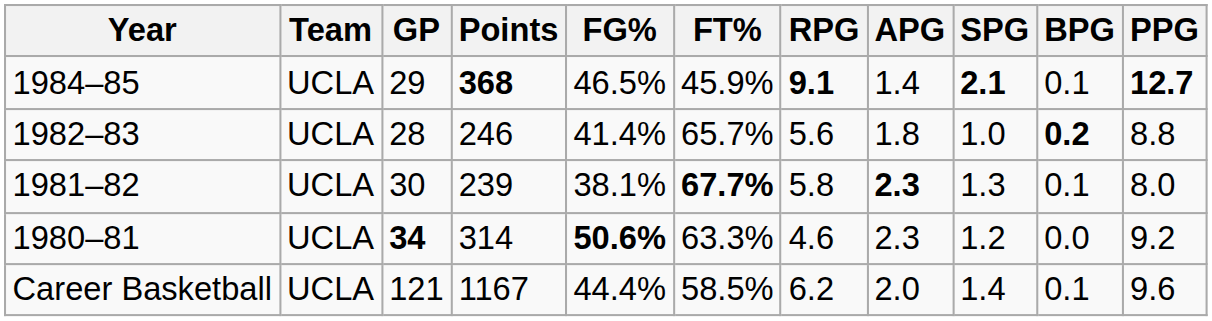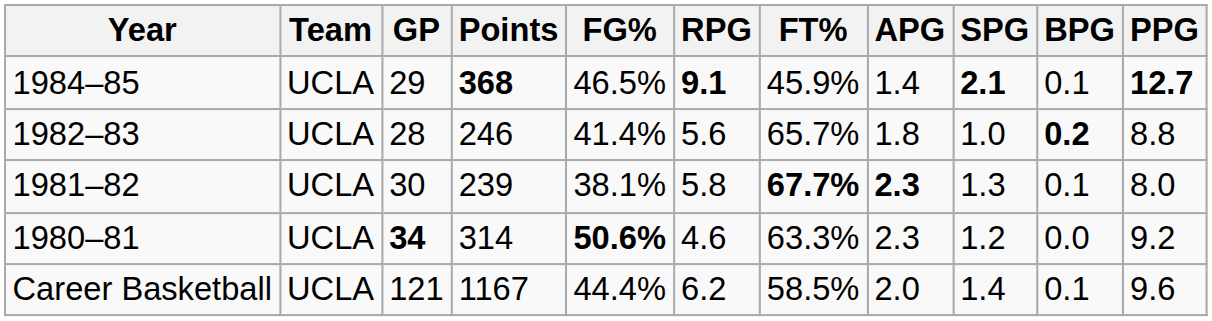columns swapped: (727, 30) <-> (824, 30)
